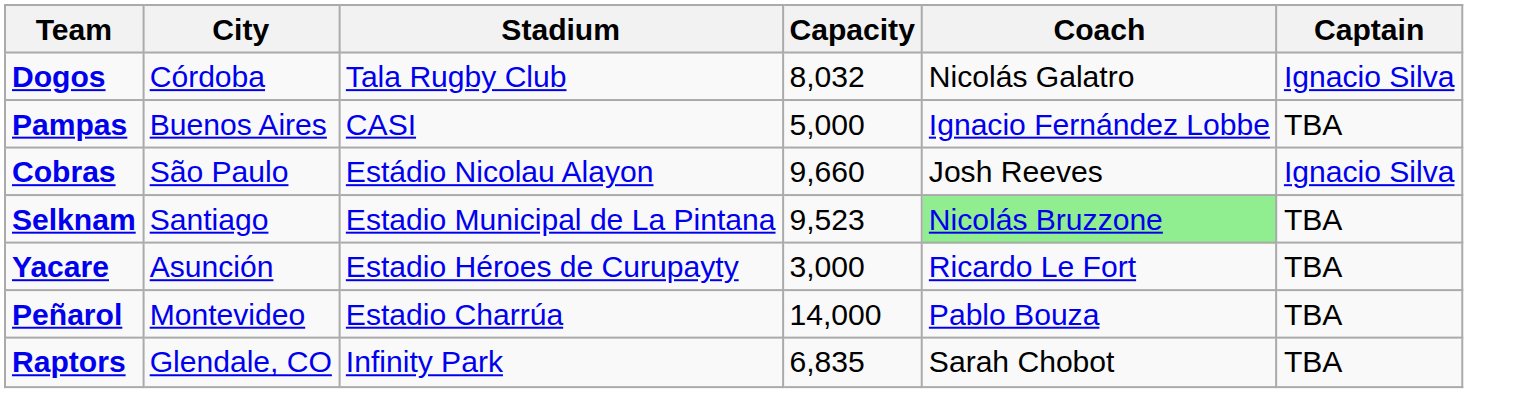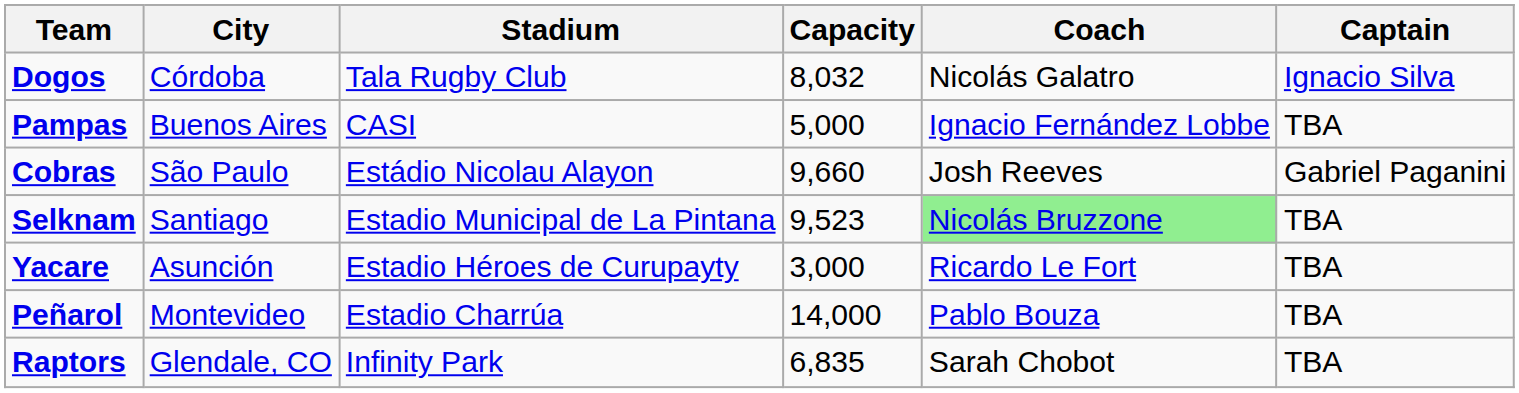(1369, 172) Ignacio Silva -> (1395, 172) Gabriel Paganini
